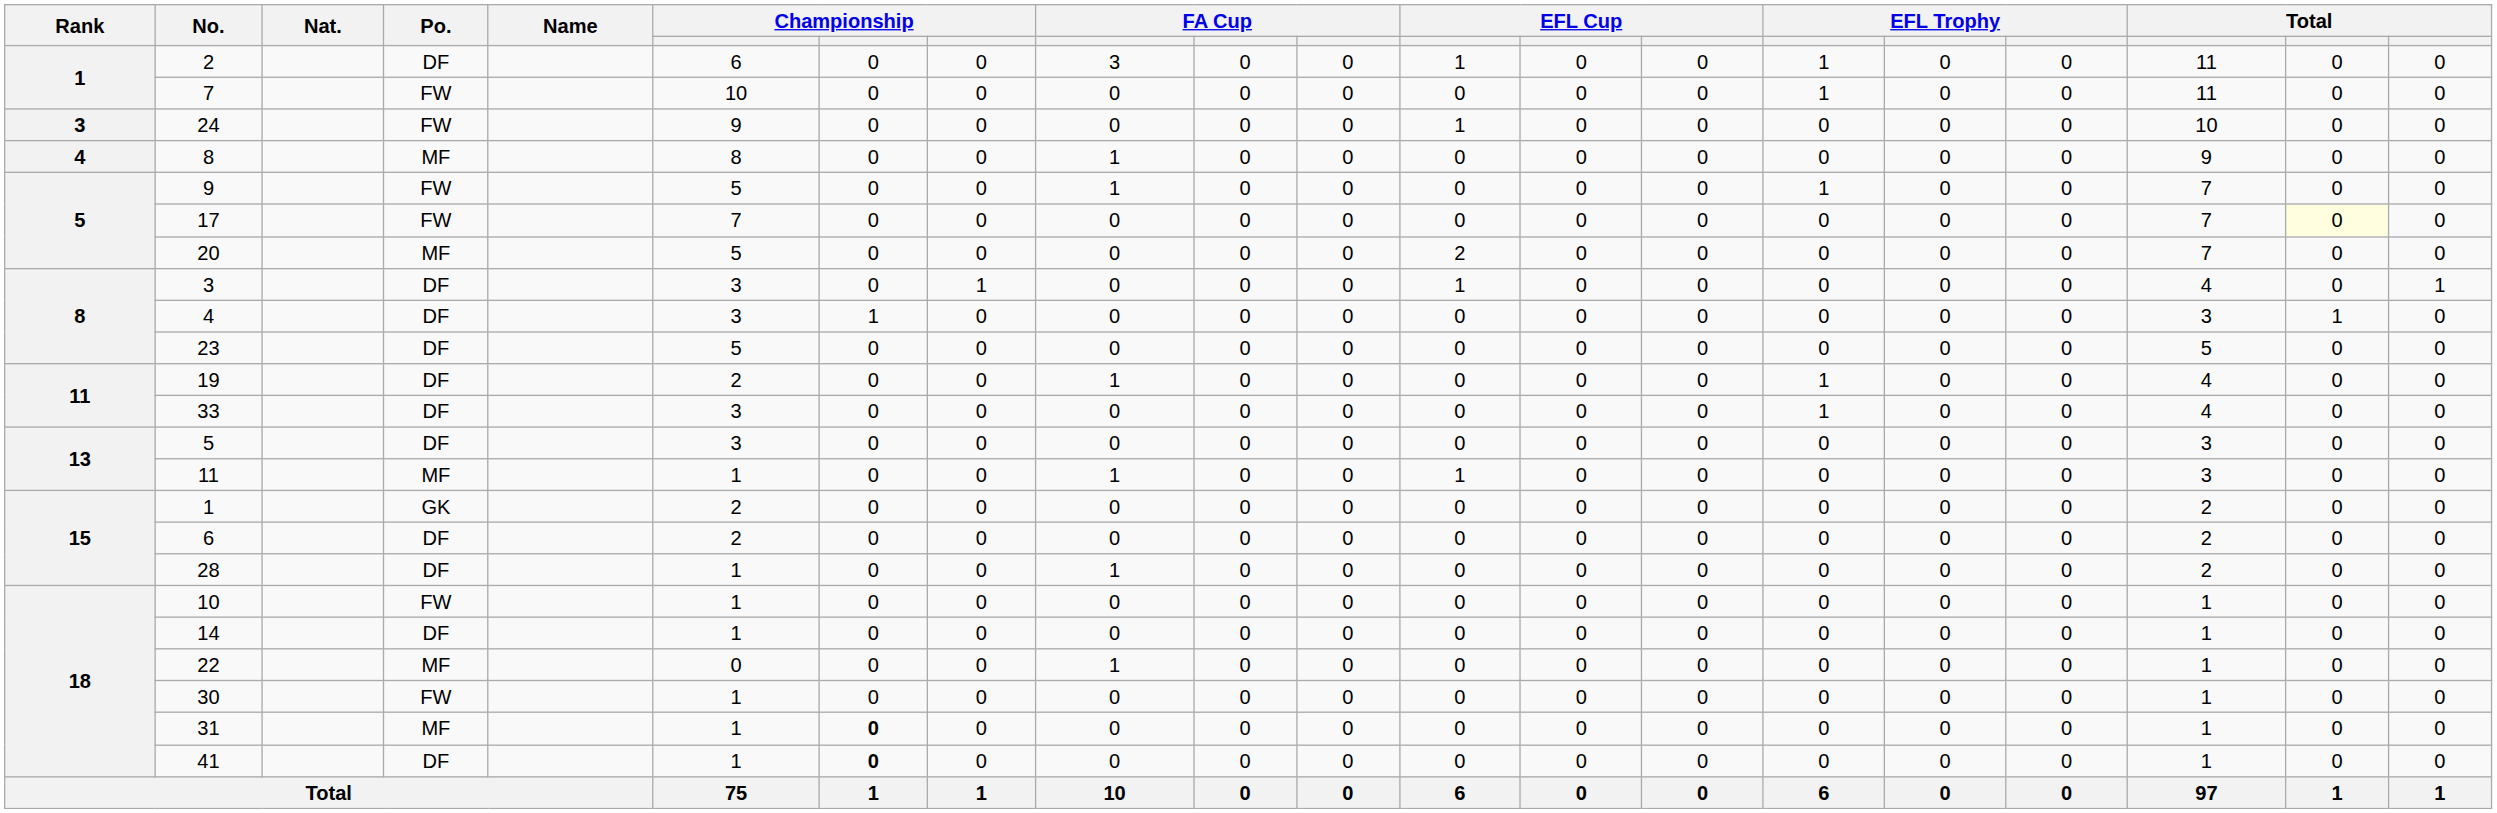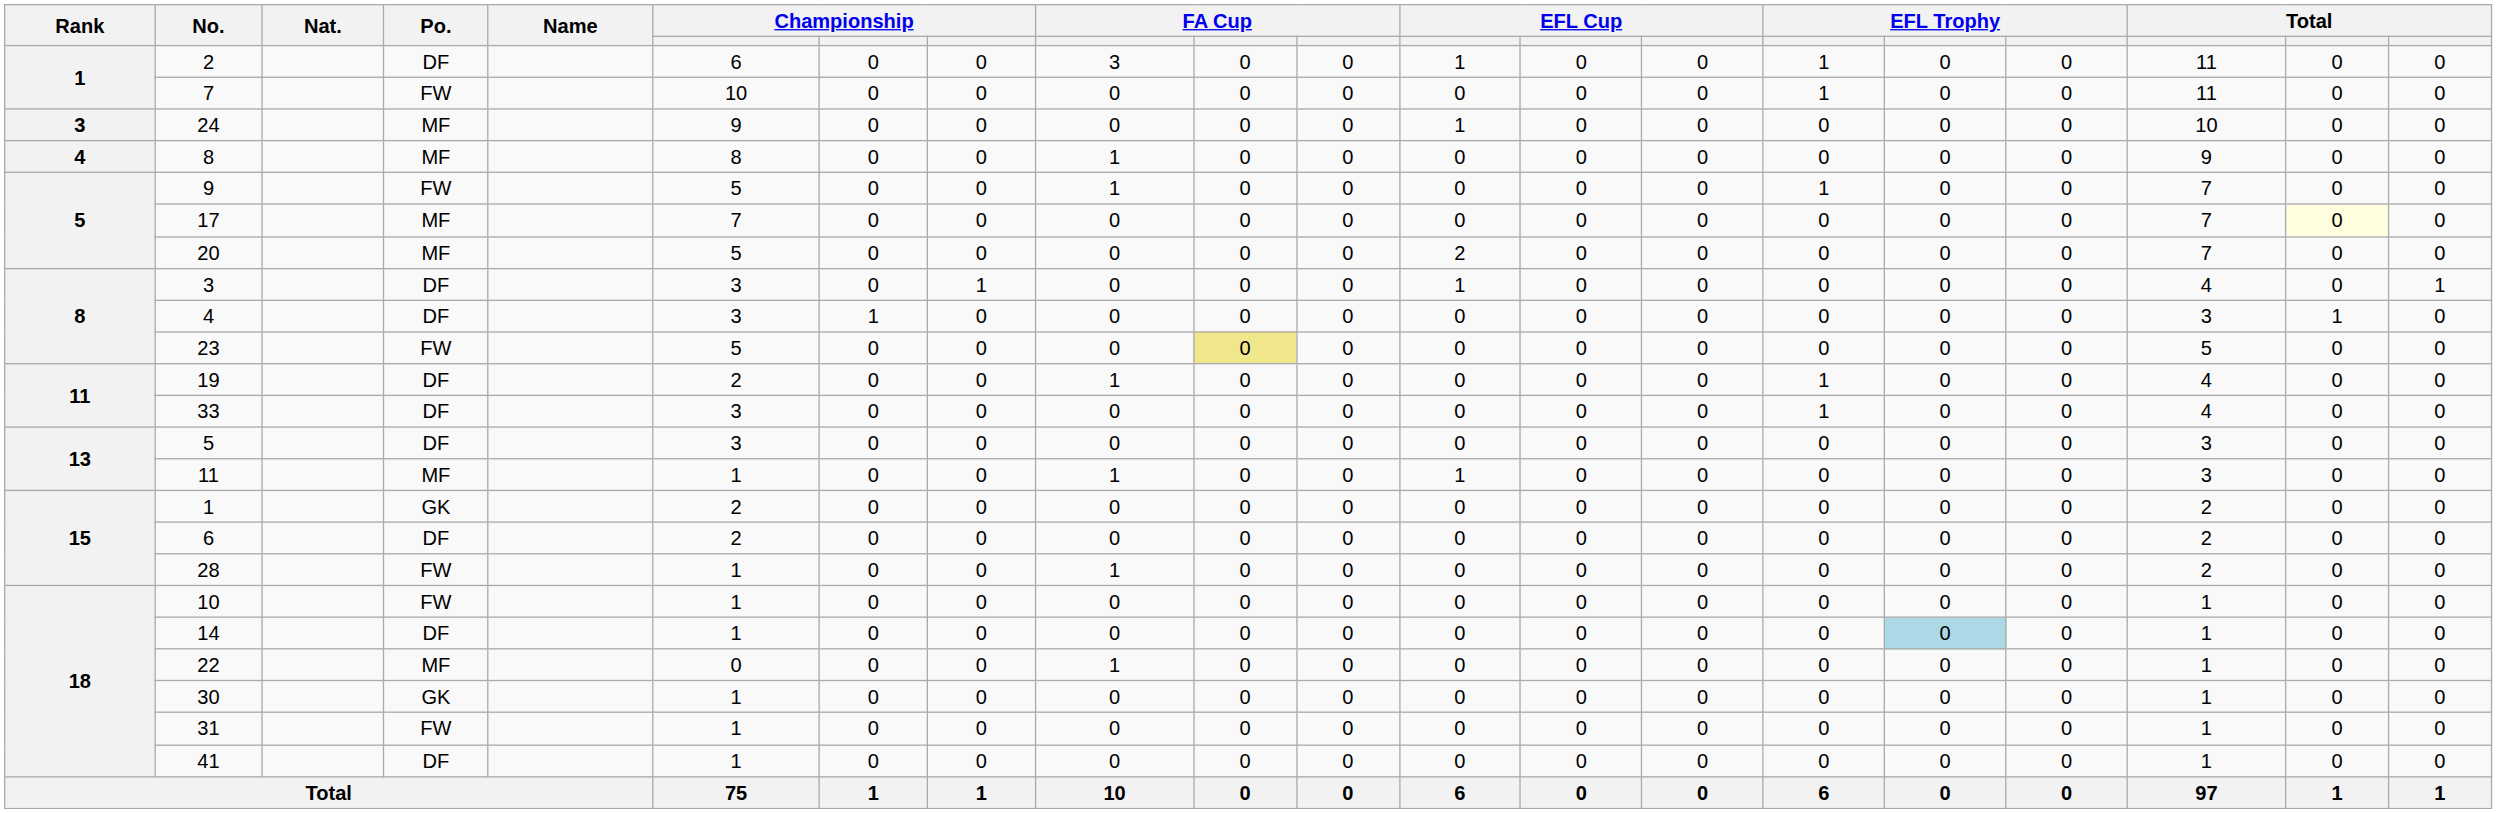(436, 125) FW -> (436, 125) MF
(436, 221) FW -> (436, 221) MF
(436, 348) DF -> (436, 348) FW
(1245, 348) no background -> (1245, 348) khaki background
(436, 570) DF -> (436, 570) FW
(1945, 634) no background -> (1945, 634) lightblue background
(436, 697) FW -> (436, 697) GK
(436, 729) MF -> (436, 729) FW
(873, 729) bold -> (873, 729) normal
(873, 761) bold -> (873, 761) normal
